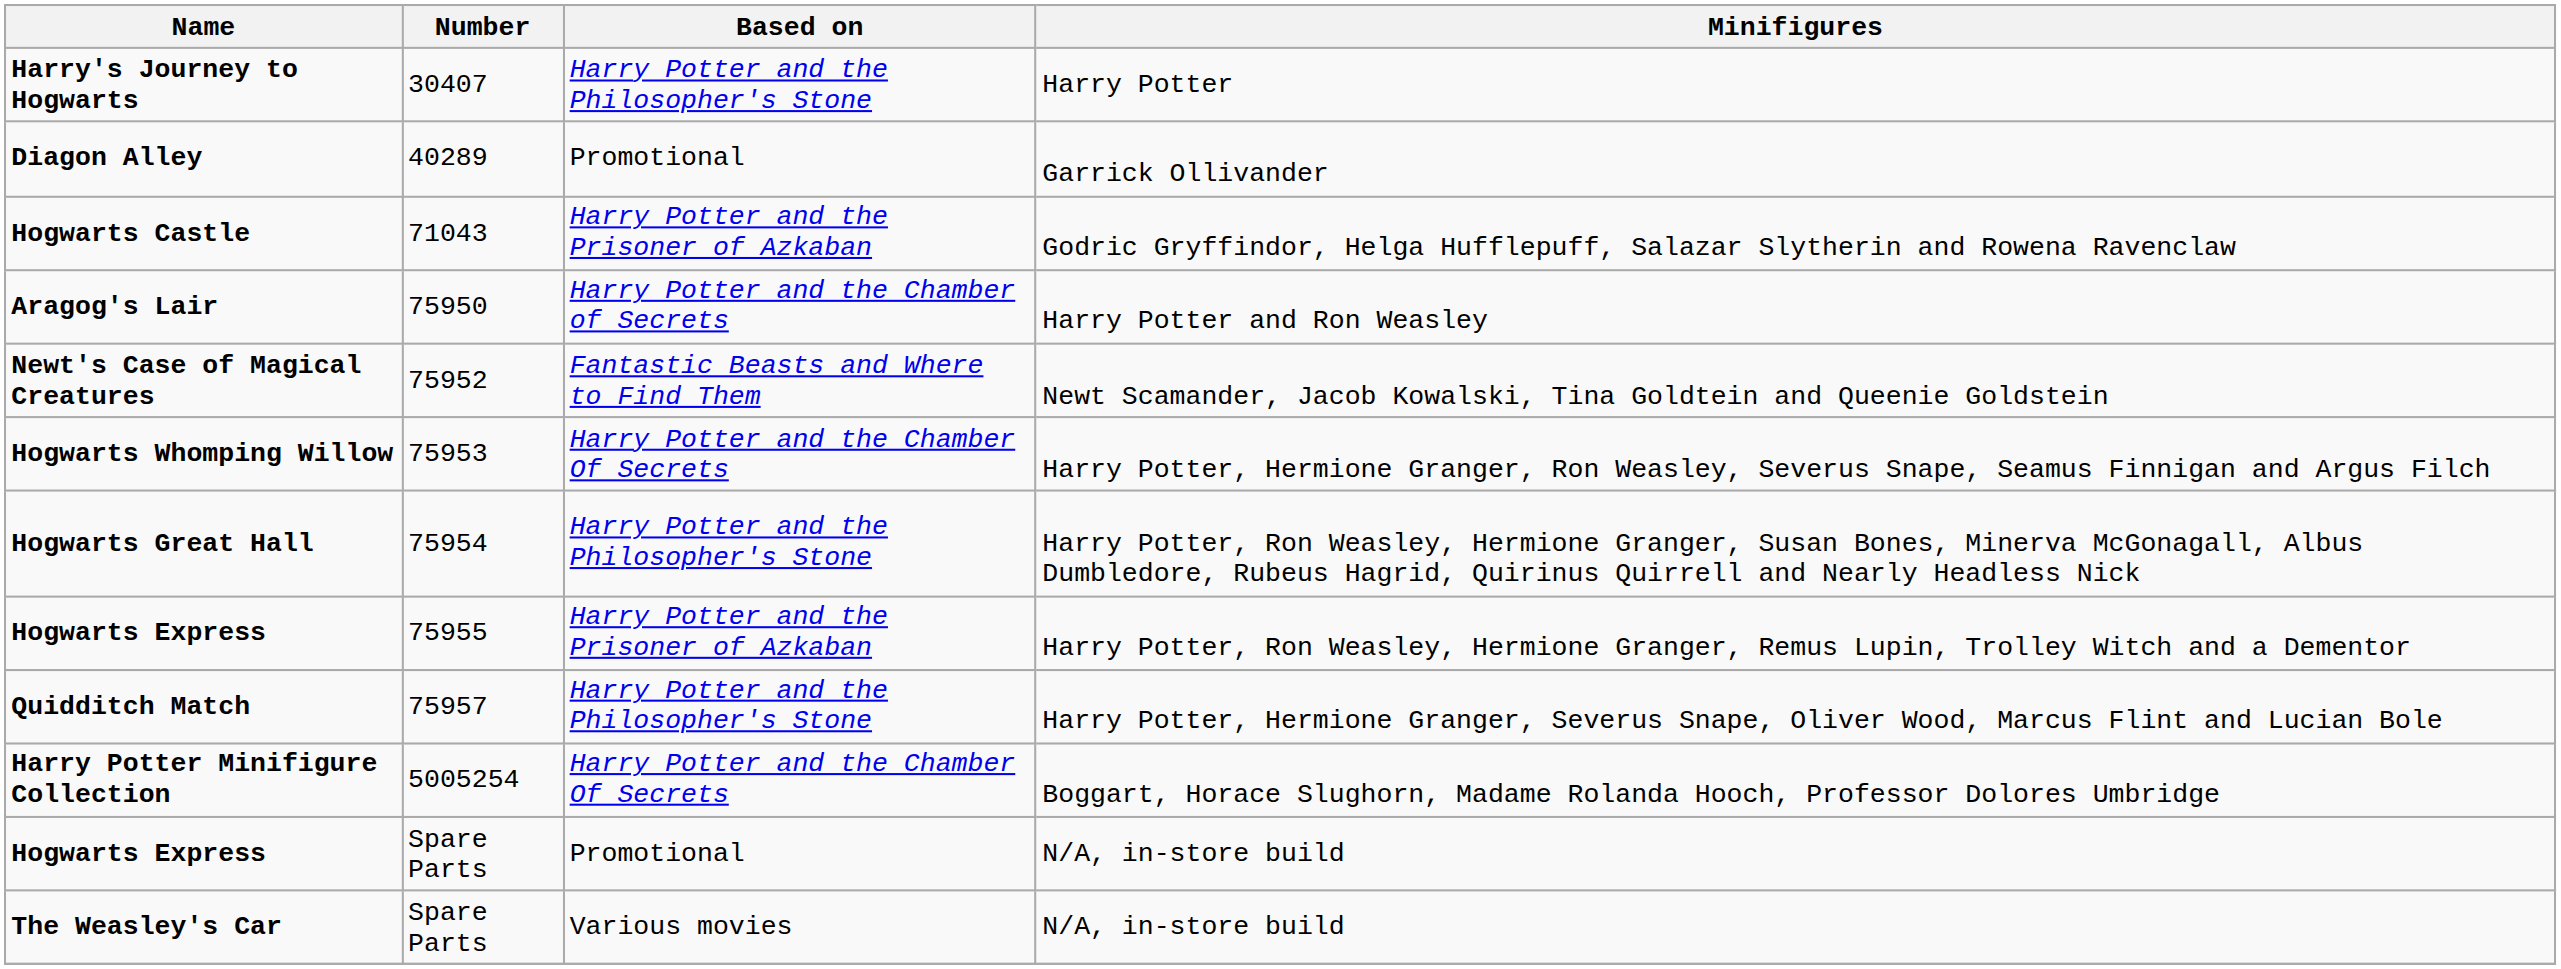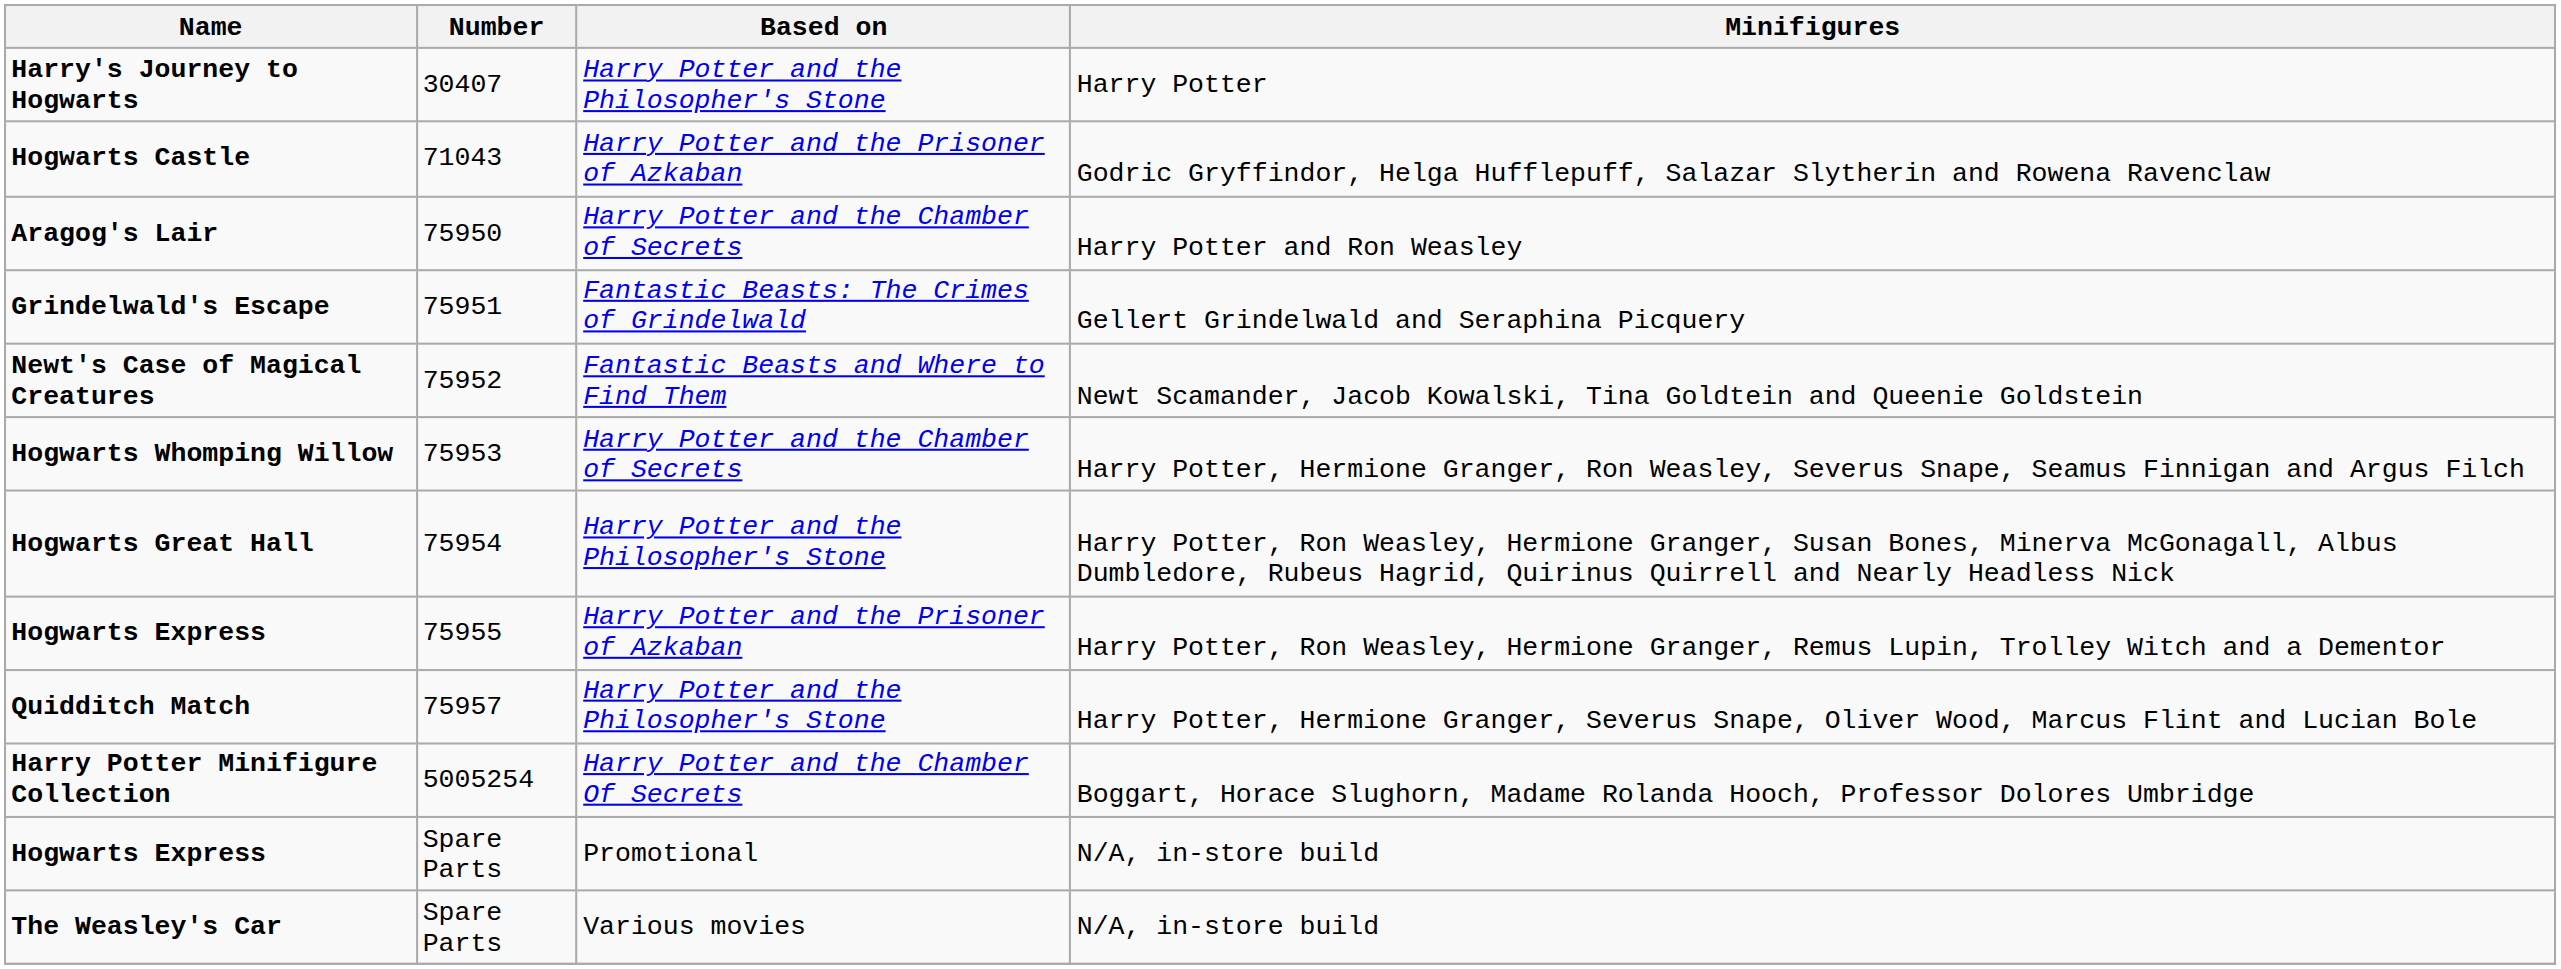- row: (107, 159)
+ row: (170, 307)
(792, 454) Harry Potter and the Chamber Of Secrets -> (806, 454) Harry Potter and the Chamber of Secrets
